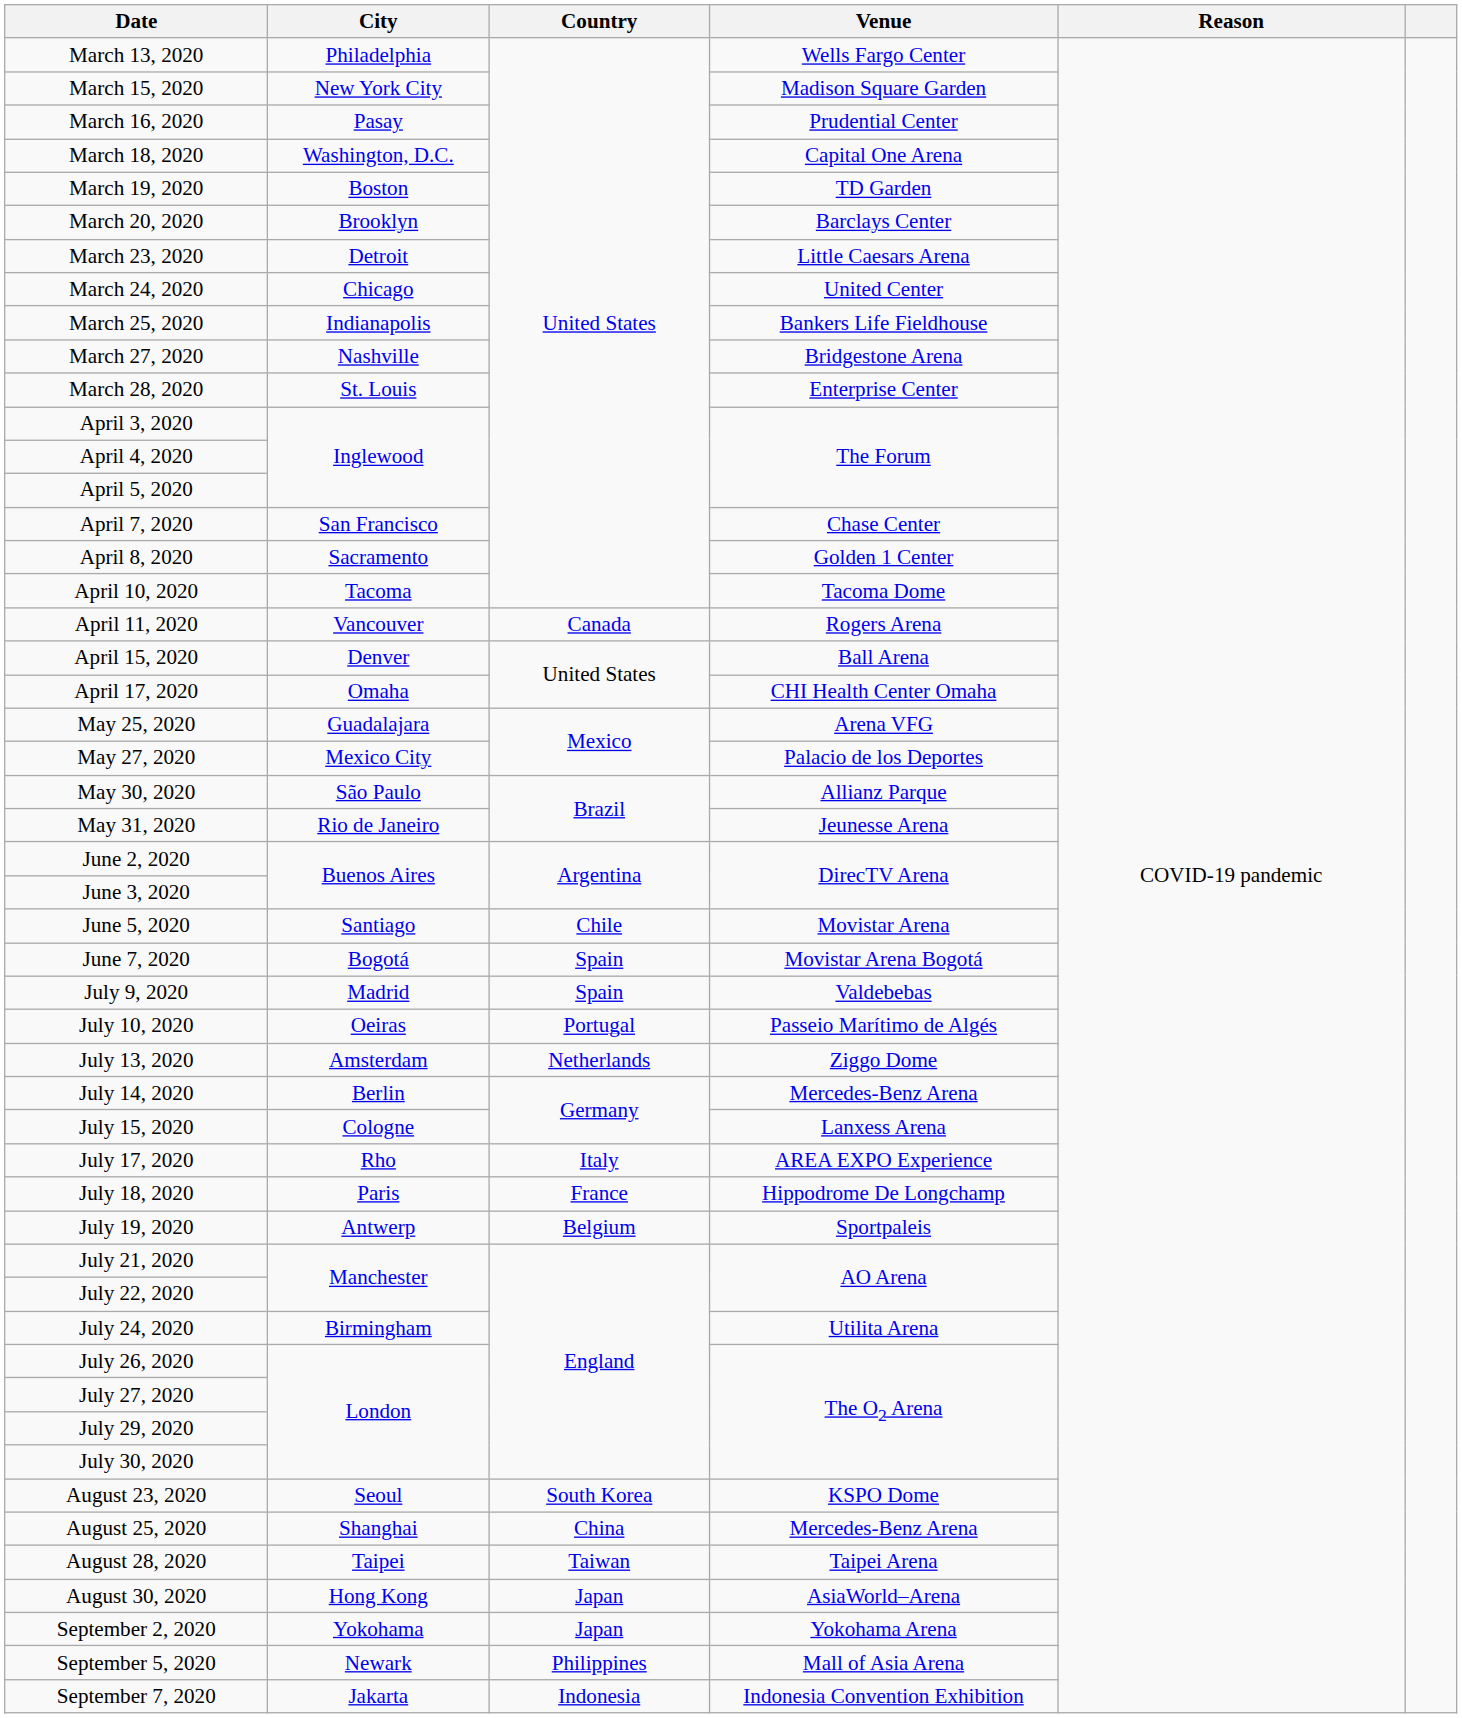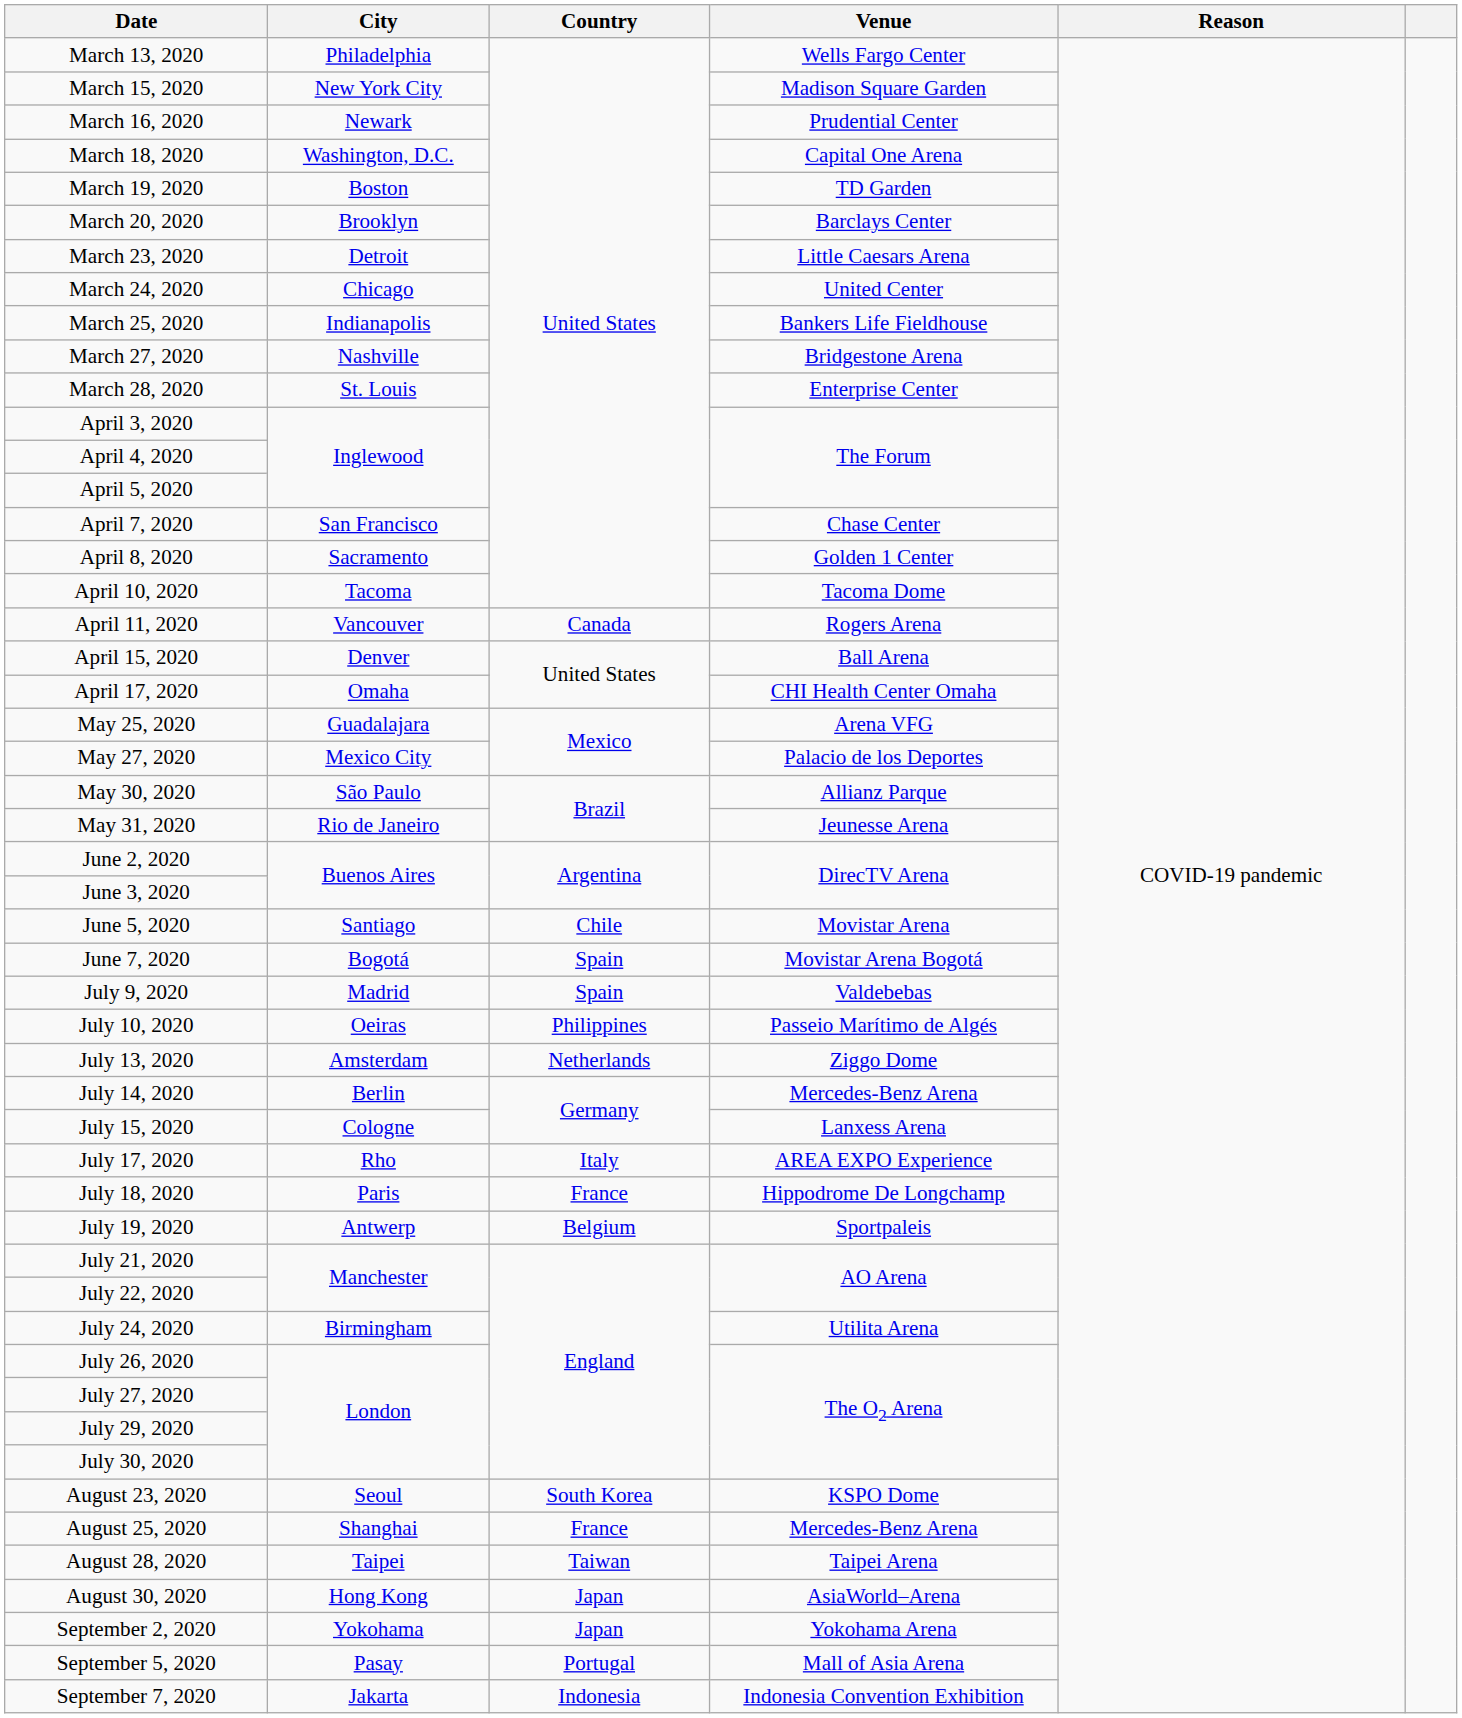(378, 121) Pasay -> (378, 121) Newark
(599, 1026) Portugal -> (599, 1026) Philippines
(599, 1528) China -> (599, 1528) France
(378, 1662) Newark -> (378, 1662) Pasay
(599, 1662) Philippines -> (599, 1662) Portugal
